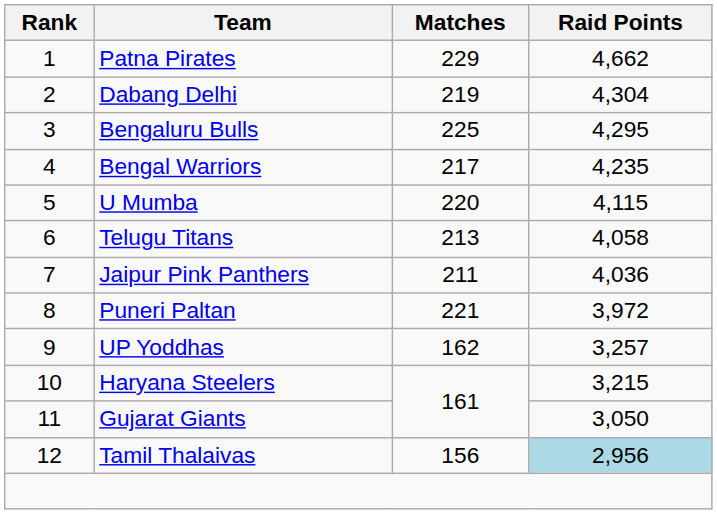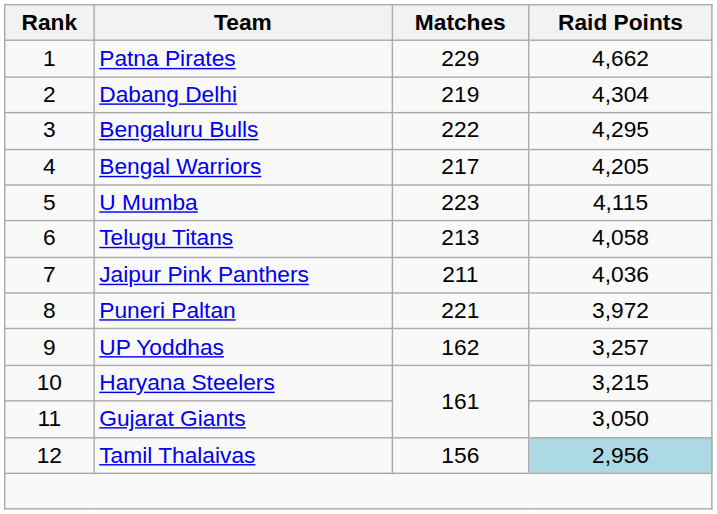(460, 130) 225 -> (460, 130) 222
(621, 166) 4,235 -> (621, 166) 4,205
(460, 202) 220 -> (460, 202) 223
